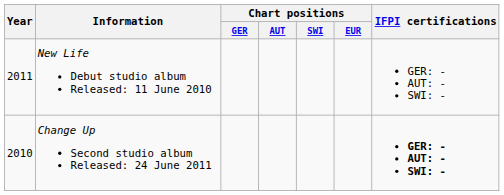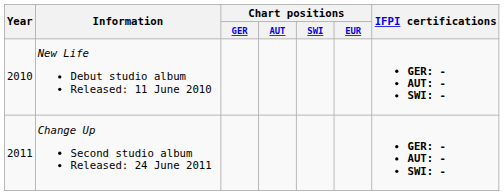(20, 77) 2011 -> (20, 77) 2010
(436, 83) normal -> (436, 83) bold
(20, 153) 2010 -> (20, 153) 2011
